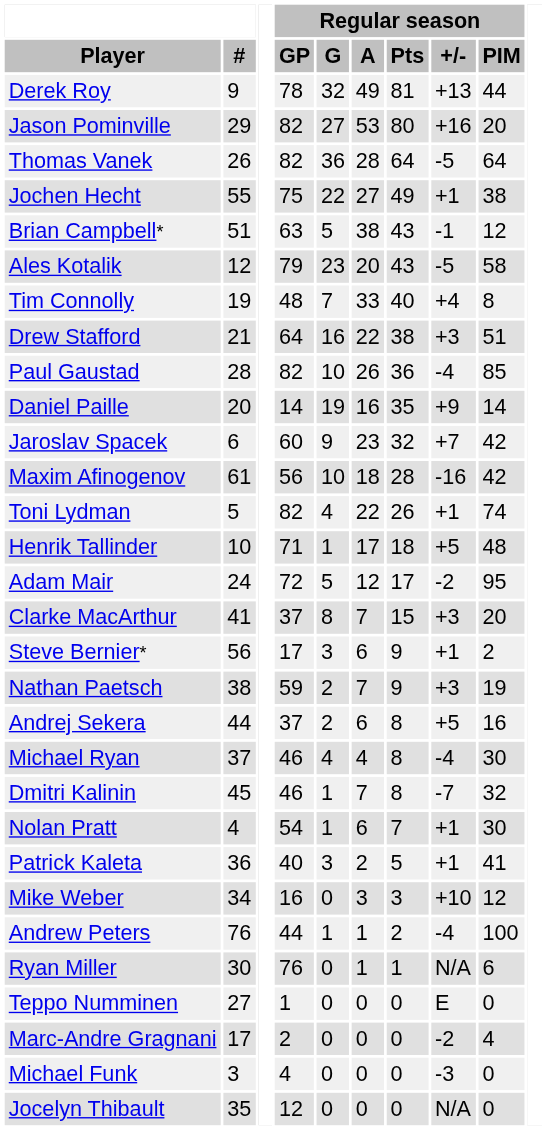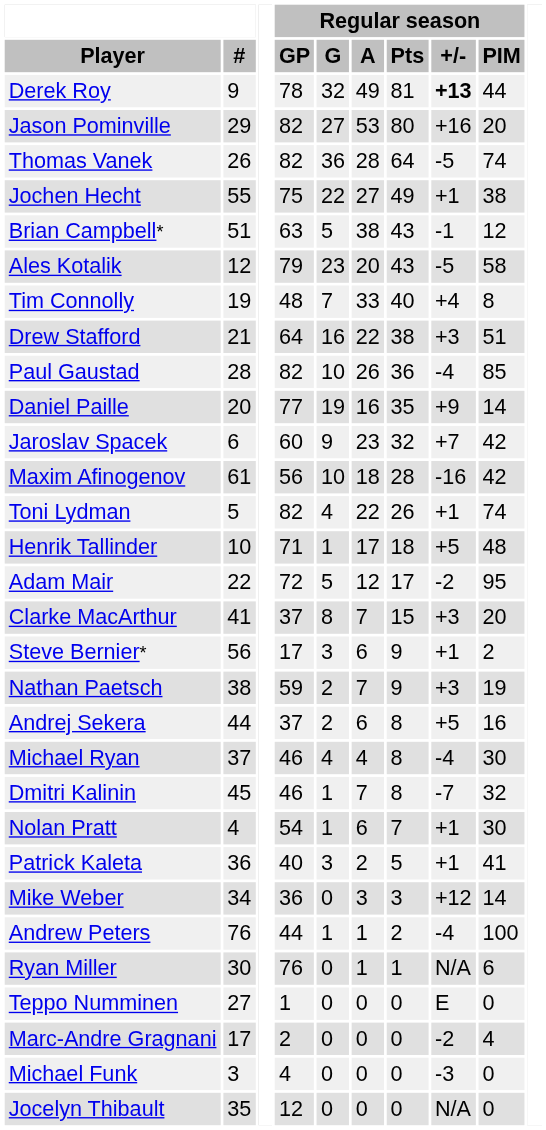(453, 90) normal -> (453, 90) bold
(494, 161) 64 -> (494, 161) 74
(291, 406) 14 -> (291, 406) 77
(239, 582) 24 -> (239, 582) 22
(291, 898) 16 -> (291, 898) 36
(453, 898) +10 -> (453, 898) +12
(494, 898) 12 -> (494, 898) 14
